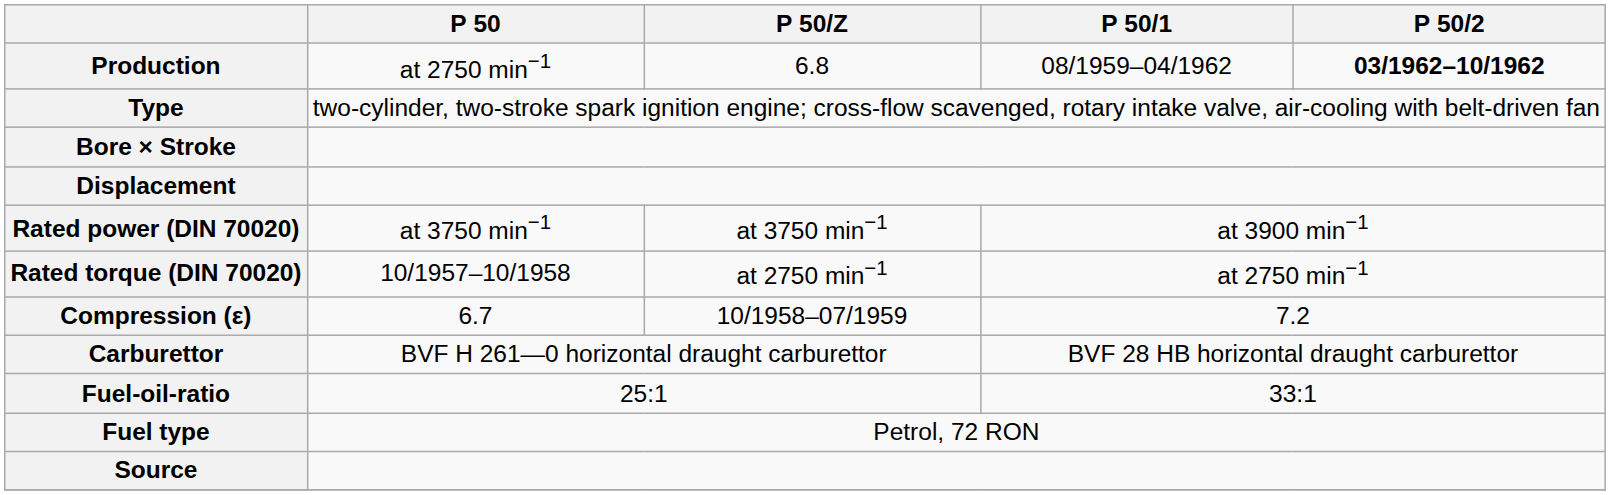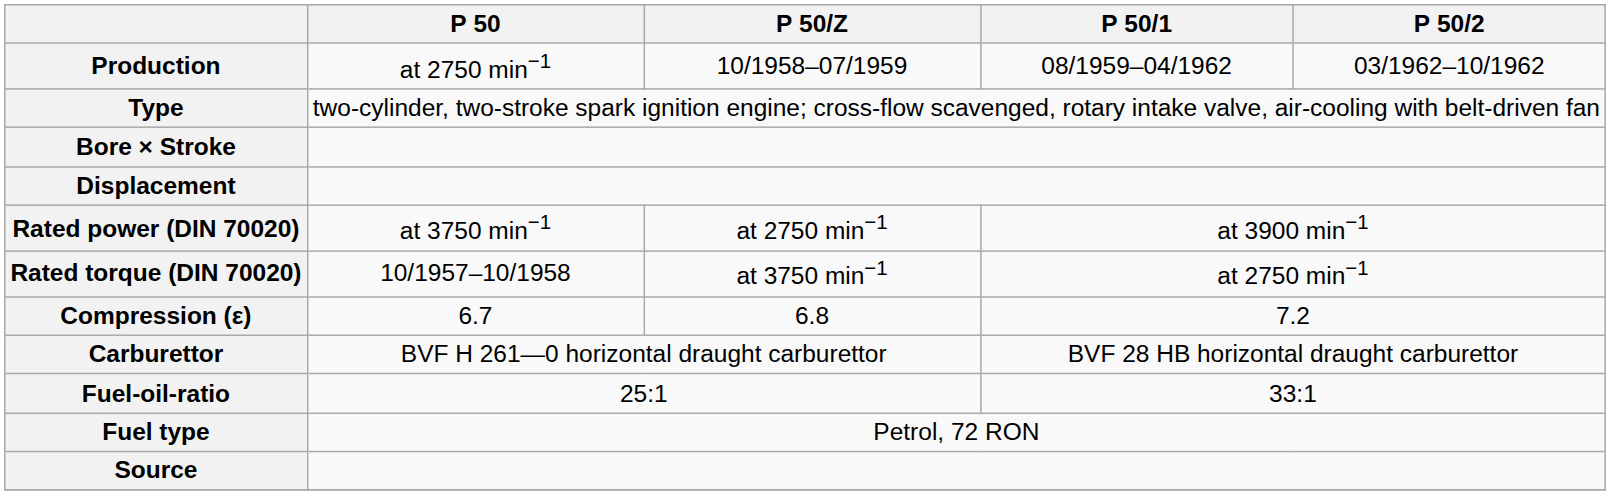(812, 66) 6.8 -> (812, 66) 10/1958–07/1959
(1449, 66) bold -> (1449, 66) normal
(812, 227) at 3750 min−1 -> (812, 227) at 2750 min−1
(812, 273) at 2750 min−1 -> (812, 273) at 3750 min−1
(812, 315) 10/1958–07/1959 -> (812, 315) 6.8
